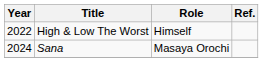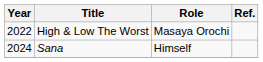(172, 31) Himself -> (191, 31) Masaya Orochi
(191, 48) Masaya Orochi -> (172, 48) Himself
